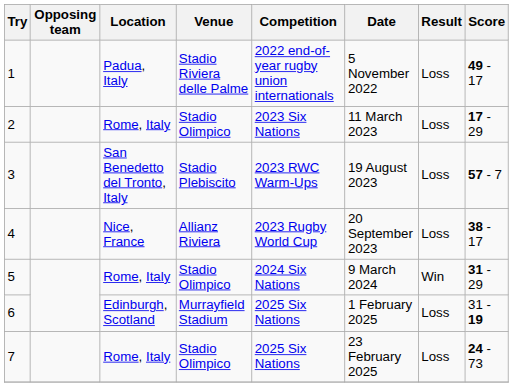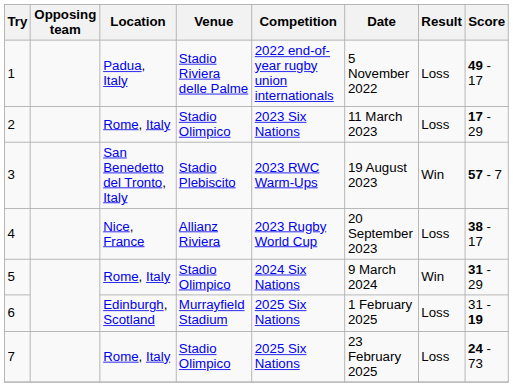(435, 175) Loss -> (433, 175) Win
